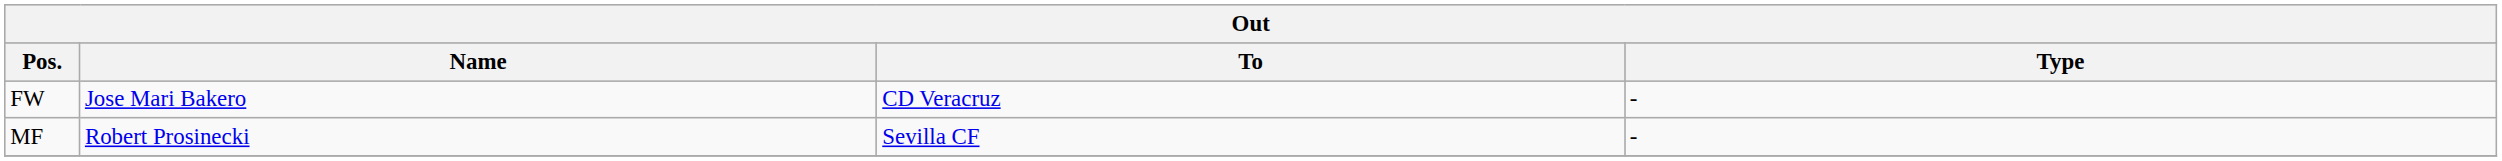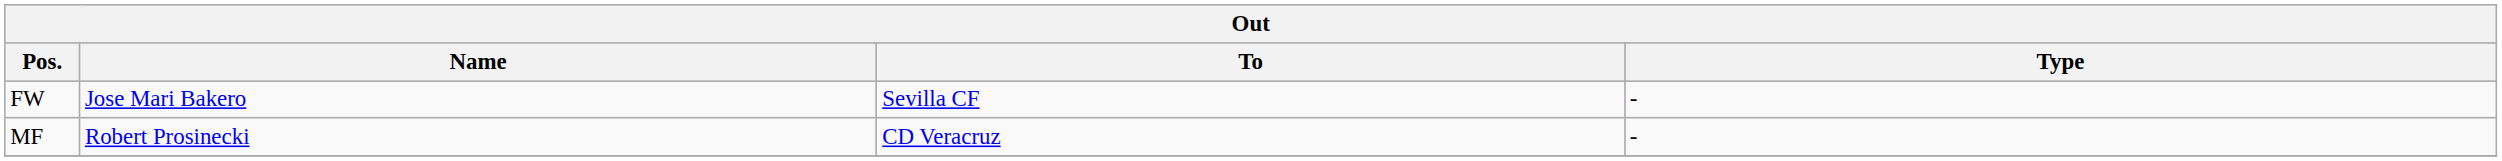(941, 99) CD Veracruz -> (931, 99) Sevilla CF
(931, 137) Sevilla CF -> (941, 137) CD Veracruz
